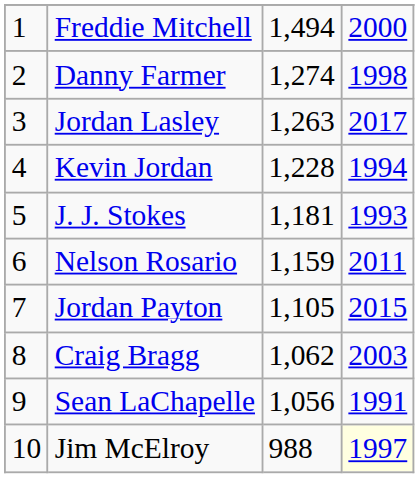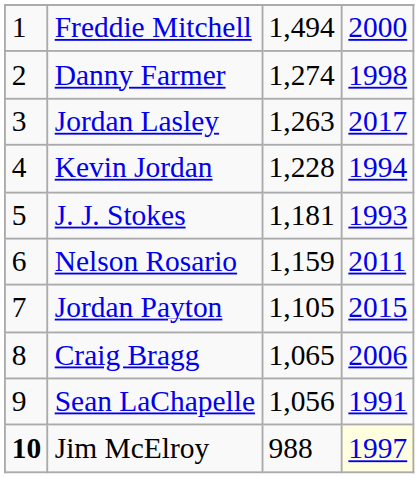(302, 354) 1,062 -> (302, 354) 1,065
(378, 354) 2003 -> (378, 354) 2006
(26, 448) normal -> (26, 448) bold
